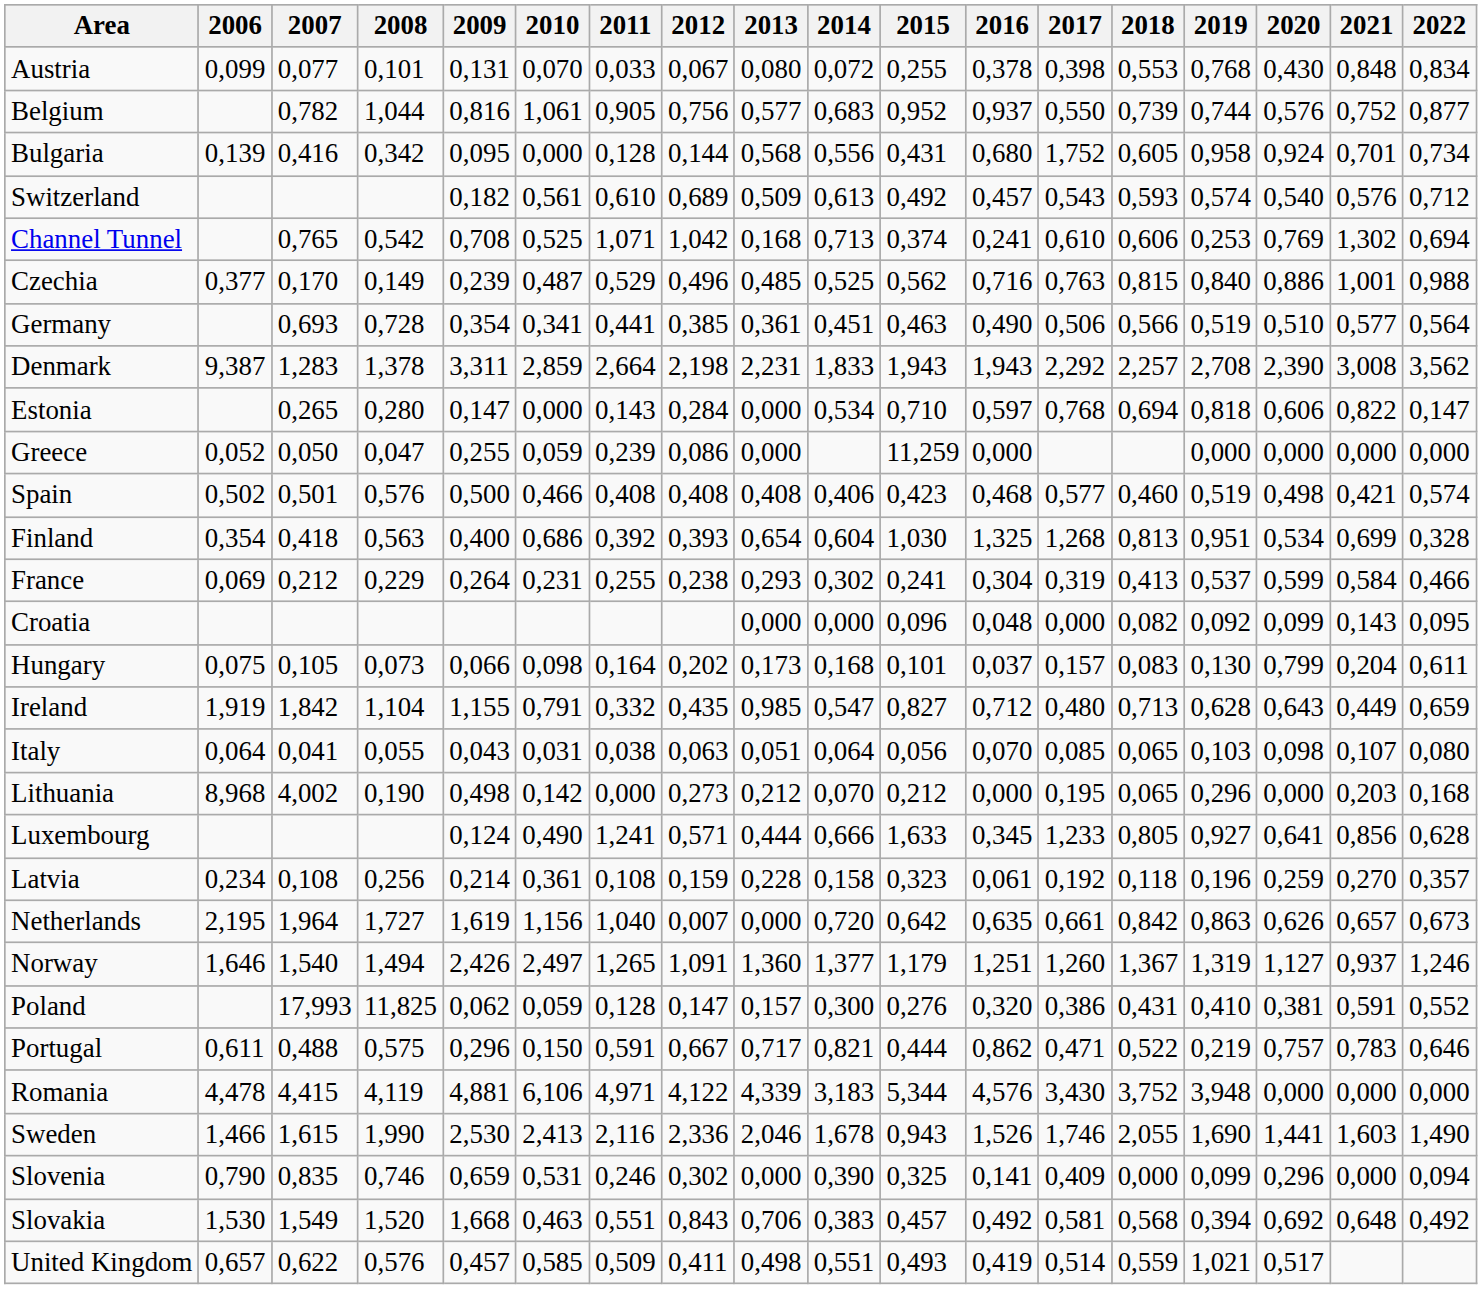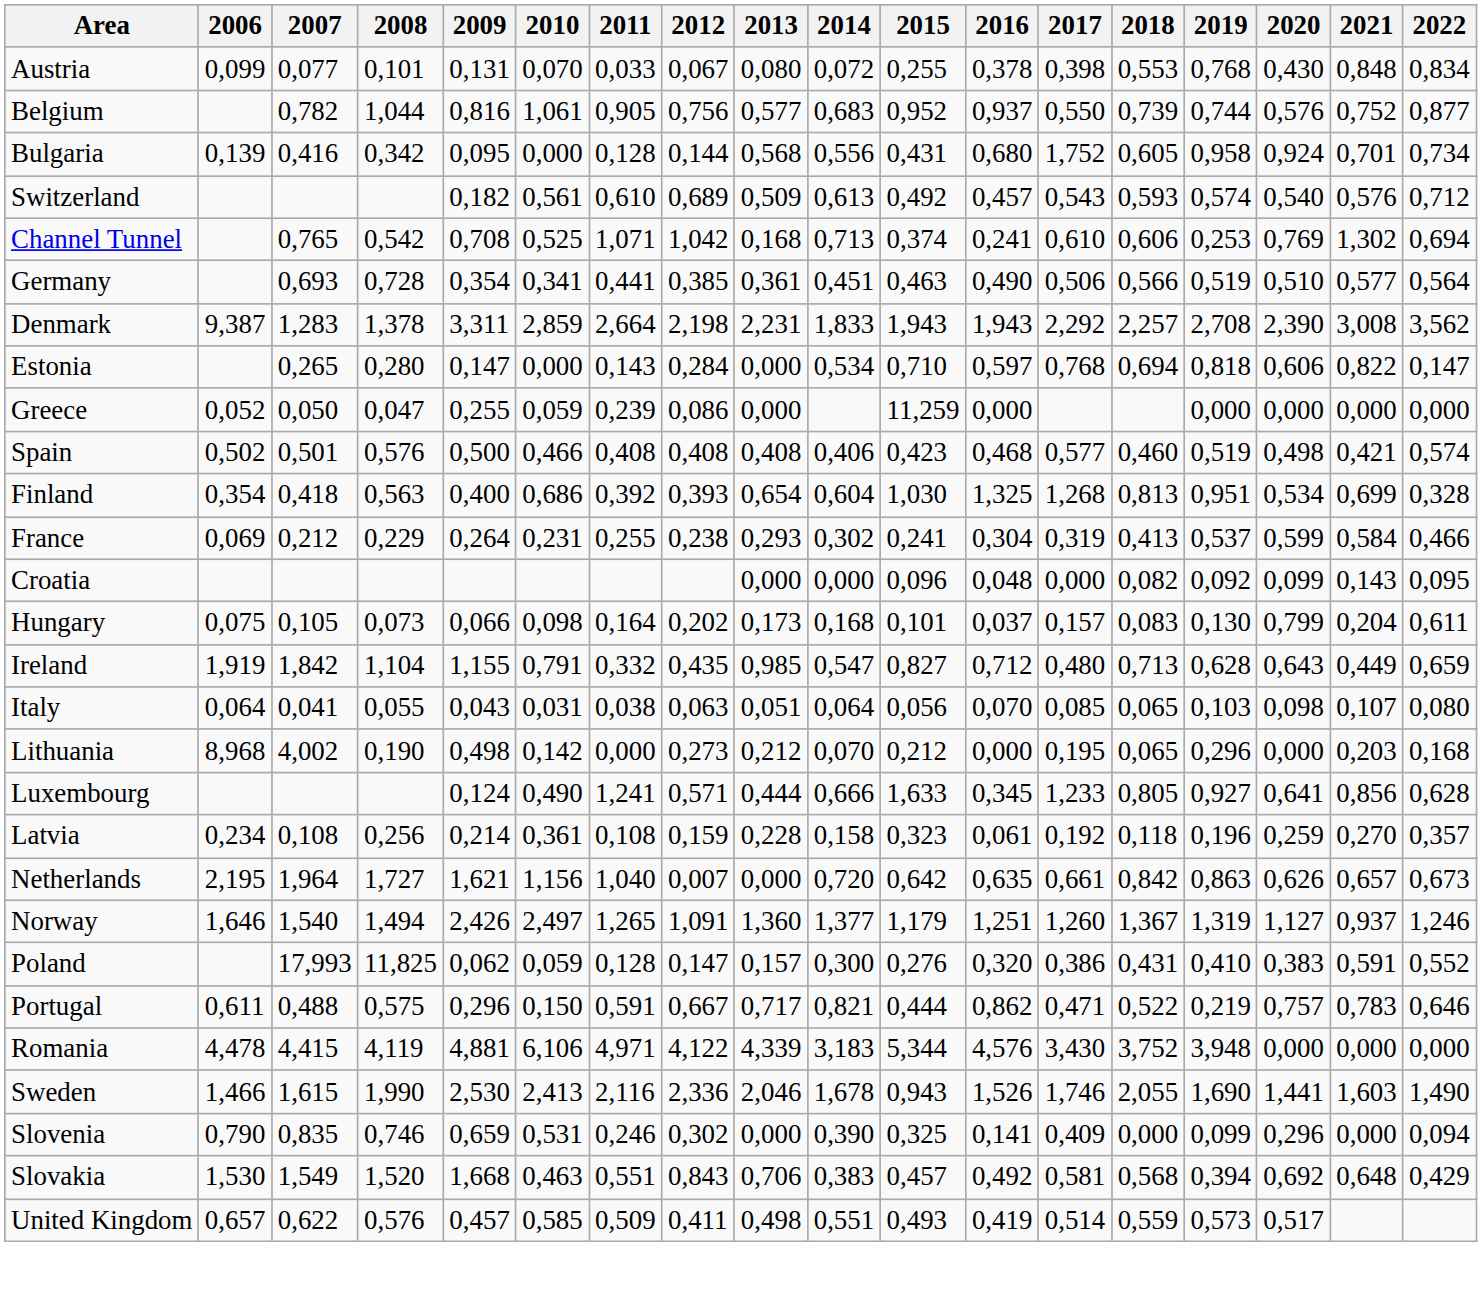- row: (54, 281)
(480, 921) 1,619 -> (480, 878) 1,621
(1294, 1006) 0,381 -> (1294, 963) 0,383
(1439, 1219) 0,492 -> (1439, 1176) 0,429
(1221, 1262) 1,021 -> (1221, 1219) 0,573
